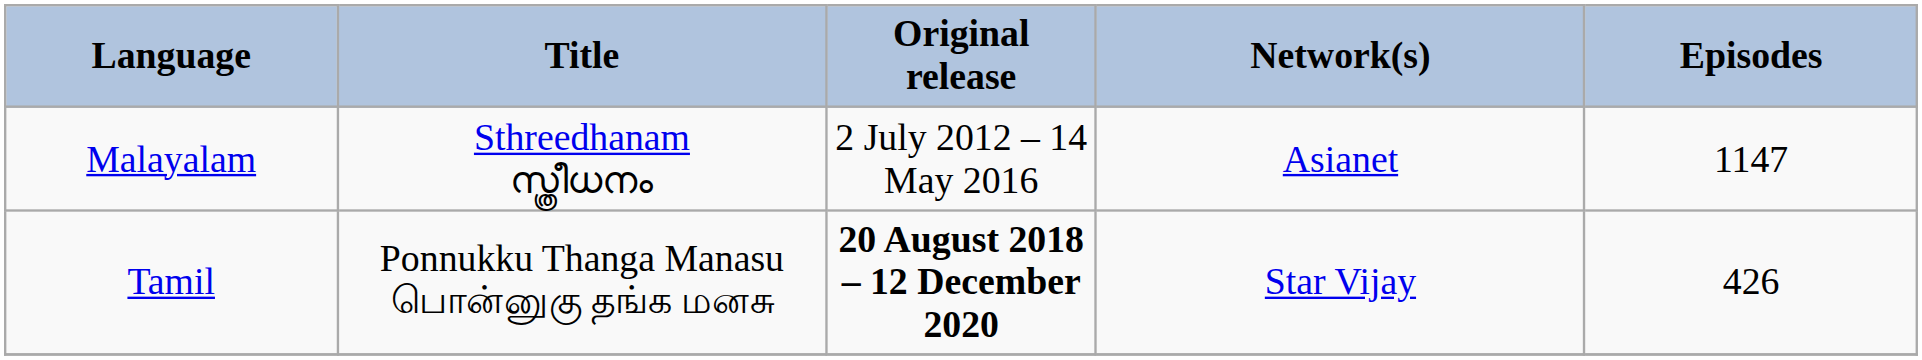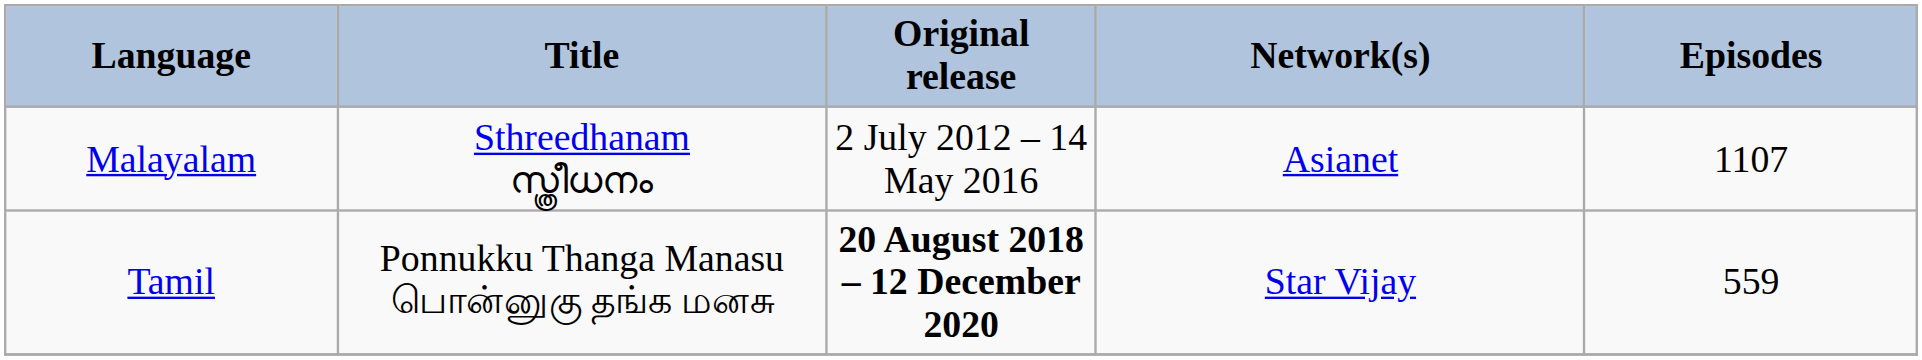(1751, 158) 1147 -> (1751, 158) 1107
(1751, 281) 426 -> (1751, 281) 559
